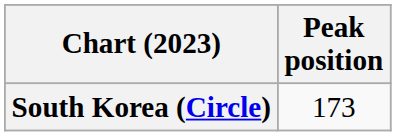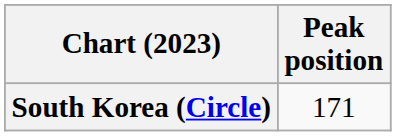(334, 106) 173 -> (334, 106) 171
